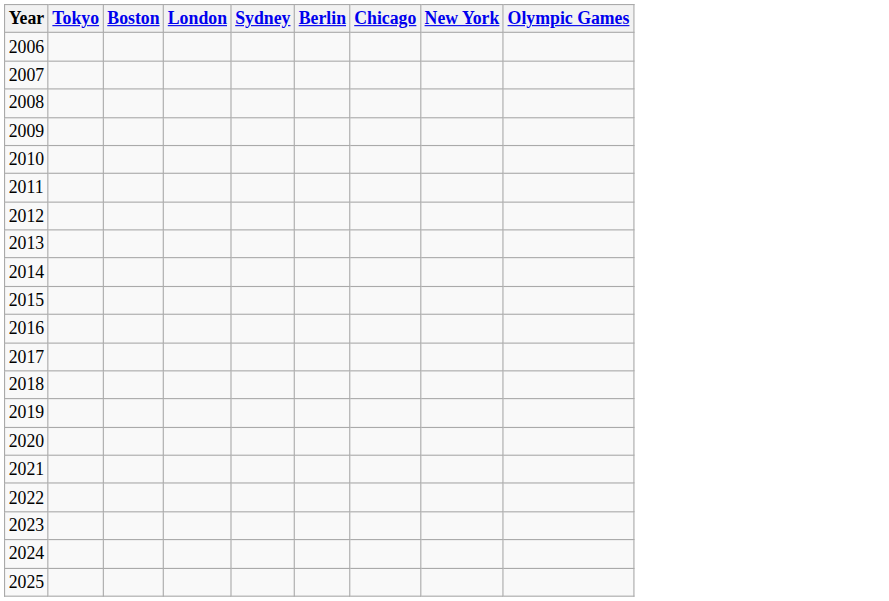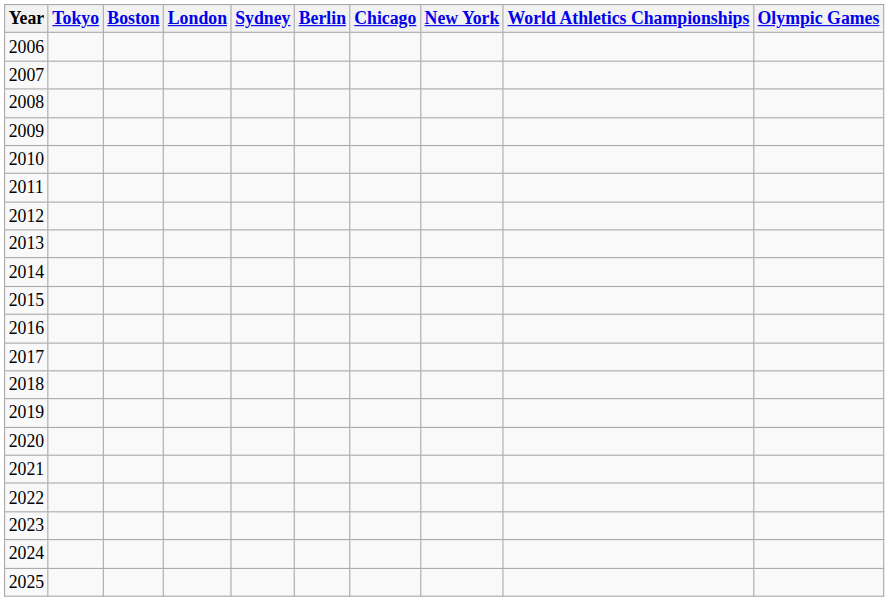+ column: (628, 18)
